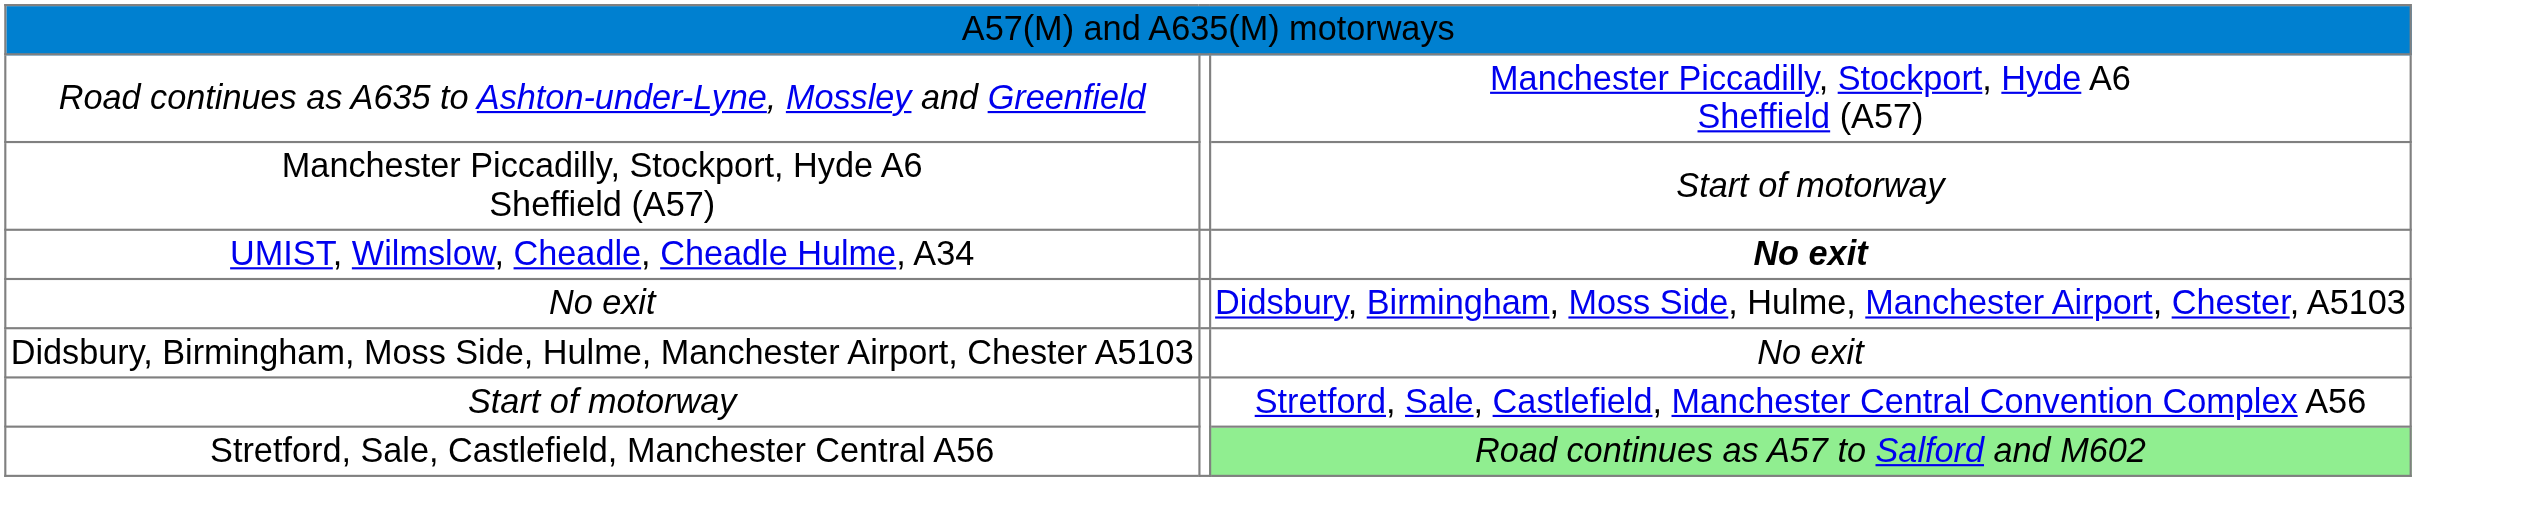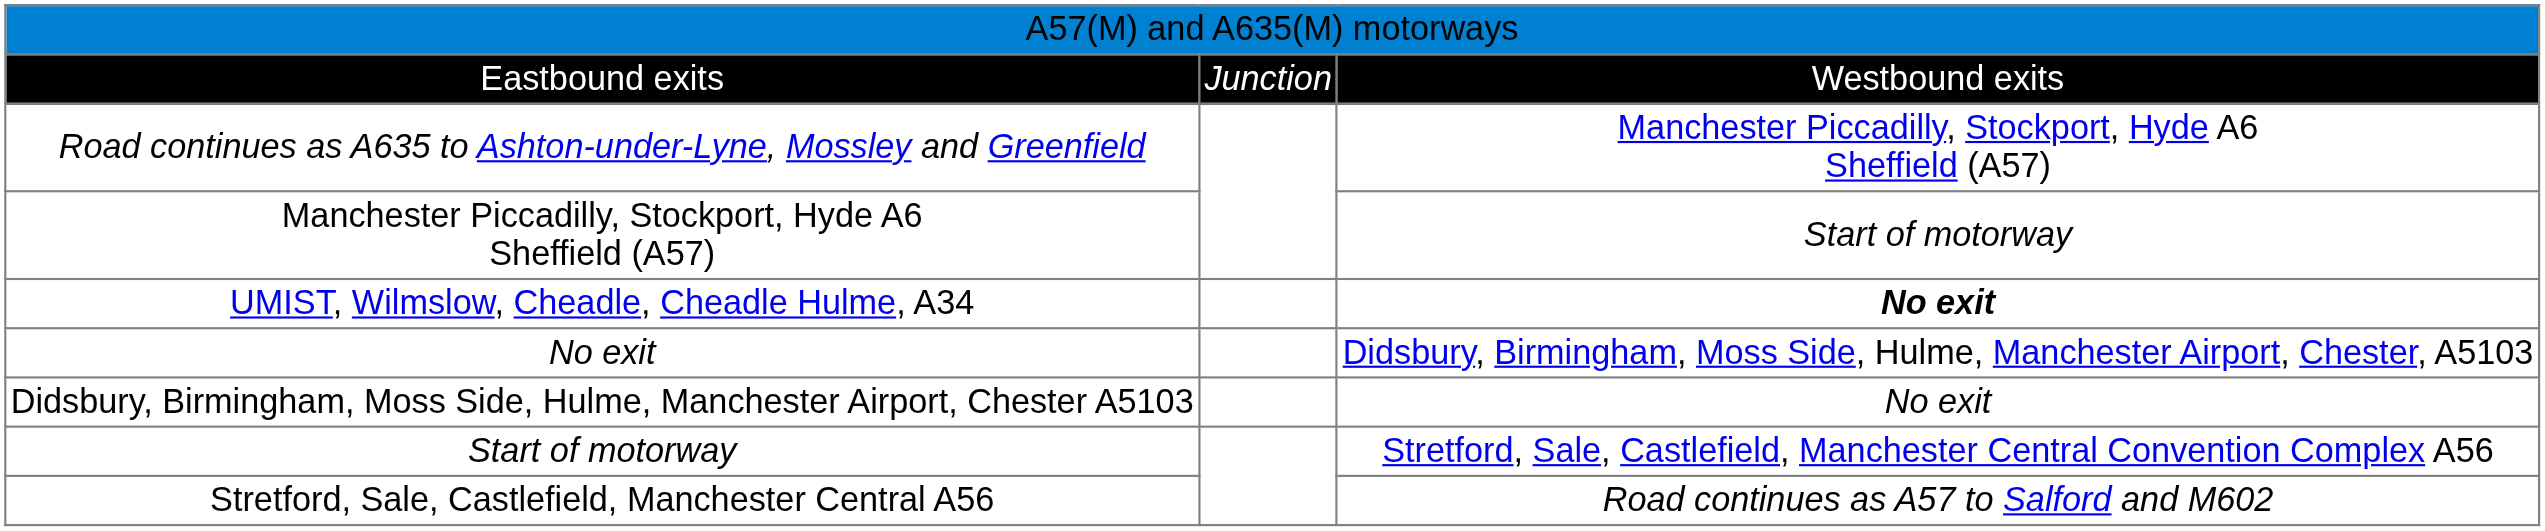+ row: (602, 78)
(1810, 450) lightgreen background -> (1938, 499) no background
